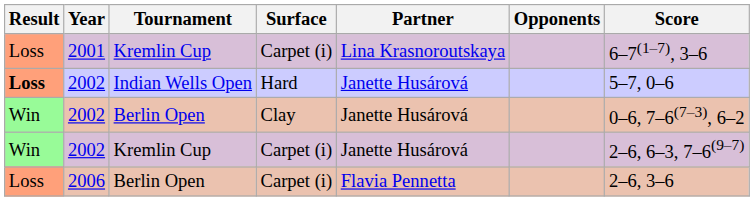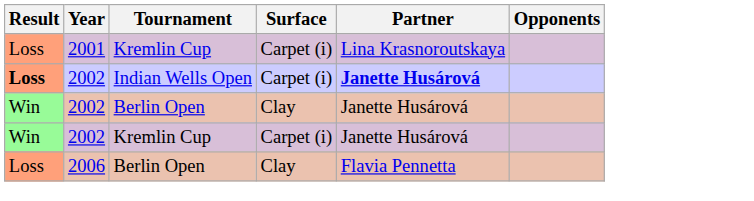- column: (677, 19)
(279, 83) Hard -> (296, 78) Carpet (i)
(404, 83) normal -> (410, 78) bold
(296, 181) Carpet (i) -> (278, 166) Clay
